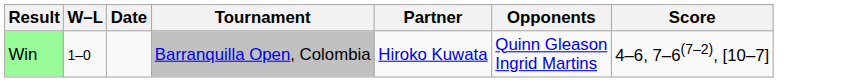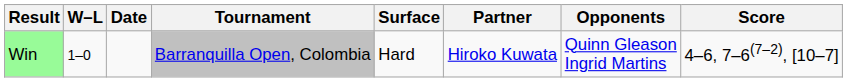+ column: (409, 17)
